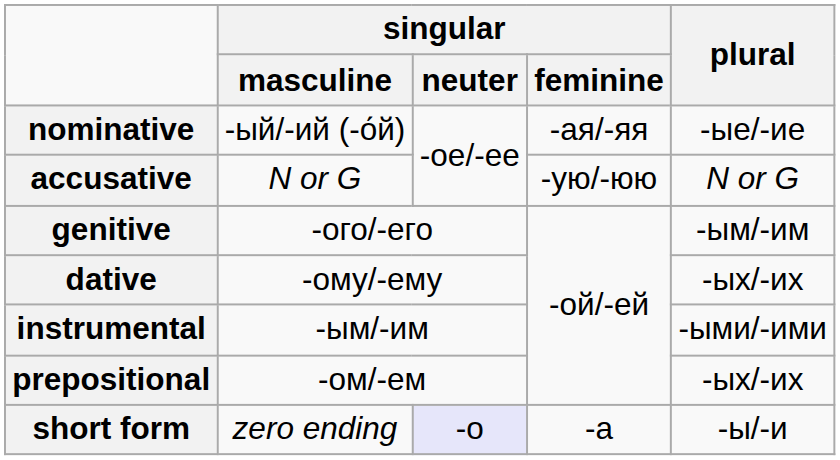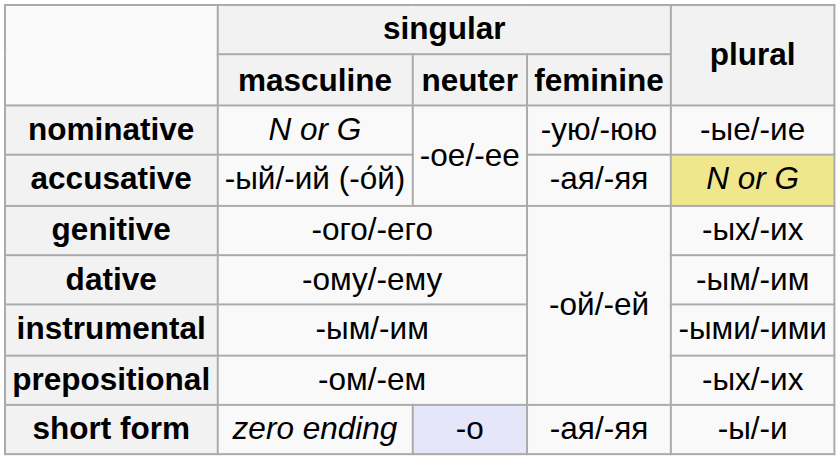(315, 129) -ый/-ий (-о́й) -> (315, 129) N or G
(599, 129) -ая/-яя -> (599, 129) -ую/-юю
(315, 179) N or G -> (315, 179) -ый/-ий (-о́й)
(599, 179) -ую/-юю -> (599, 179) -ая/-яя
(753, 179) no background -> (753, 179) khaki background
(753, 229) -ым/-им -> (753, 229) -ых/-их
(753, 279) -ых/-их -> (753, 279) -ым/-им
(599, 429) -а -> (599, 429) -ая/-яя
